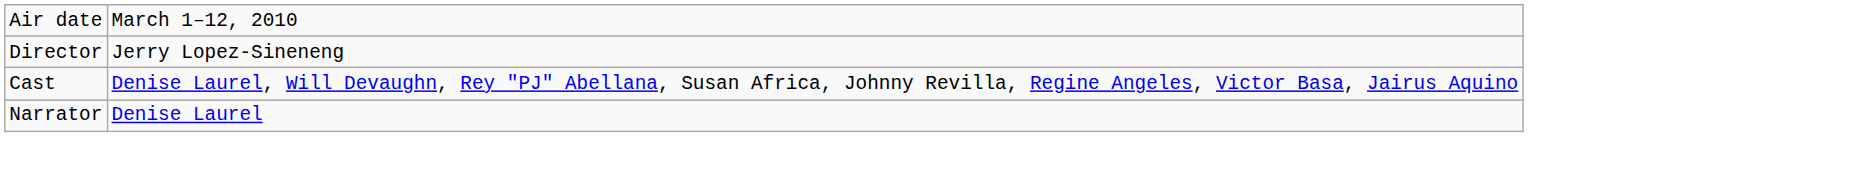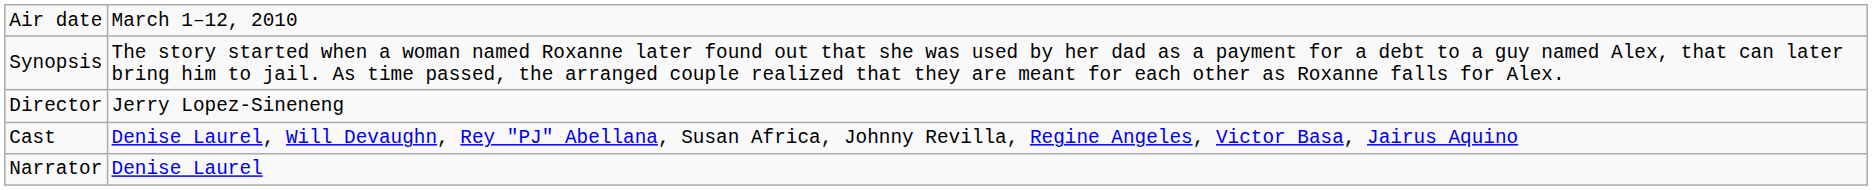+ row: (56, 63)
